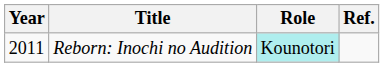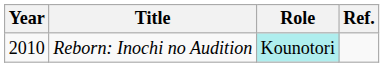(26, 47) 2011 -> (27, 47) 2010
